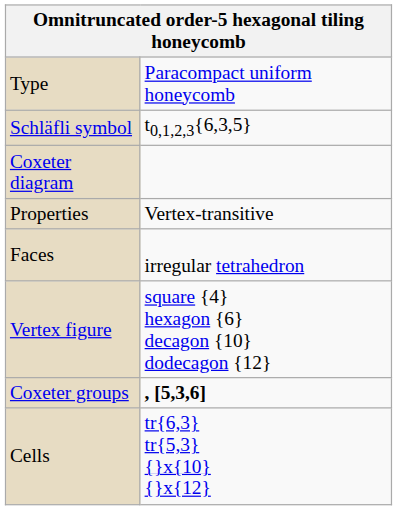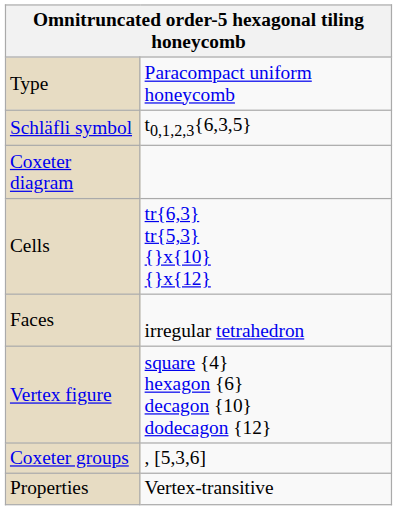rows swapped: (30, 456) <-> (49, 213)
(175, 392) bold -> (175, 458) normal
